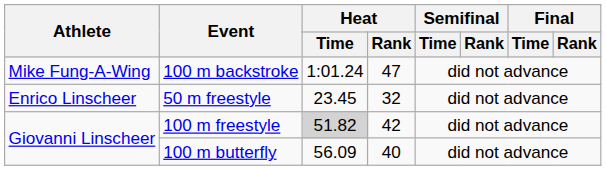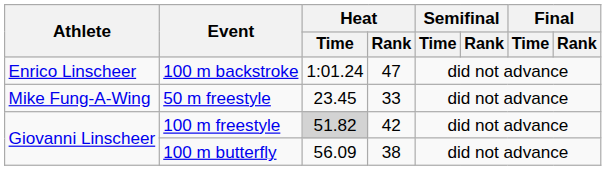(80, 71) Mike Fung-A-Wing -> (72, 71) Enrico Linscheer
(72, 98) Enrico Linscheer -> (80, 98) Mike Fung-A-Wing
(391, 98) 32 -> (391, 98) 33
(391, 152) 40 -> (391, 152) 38
